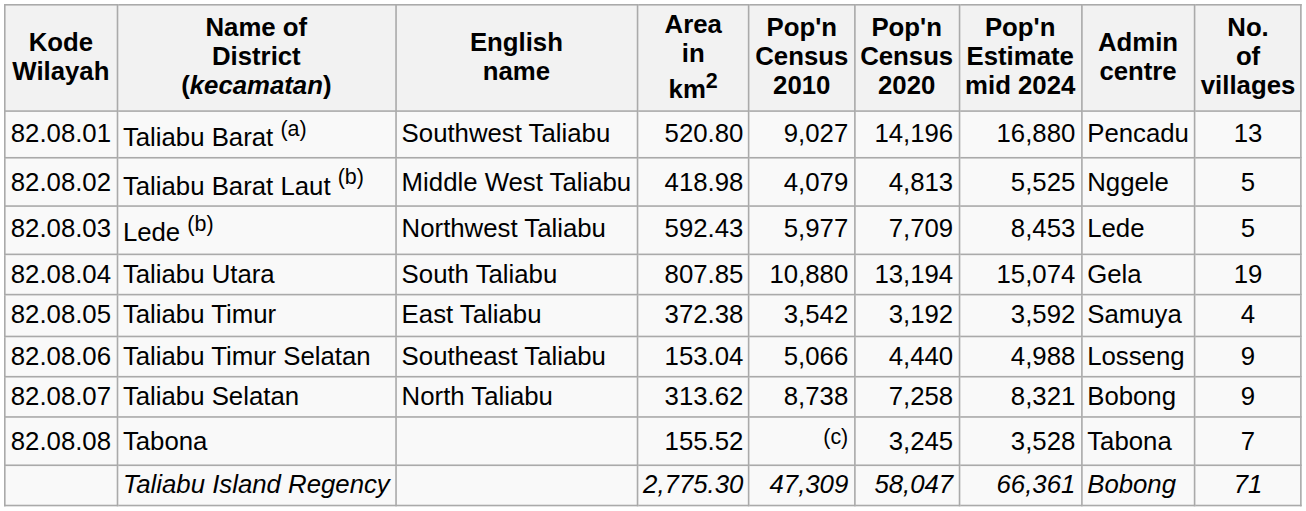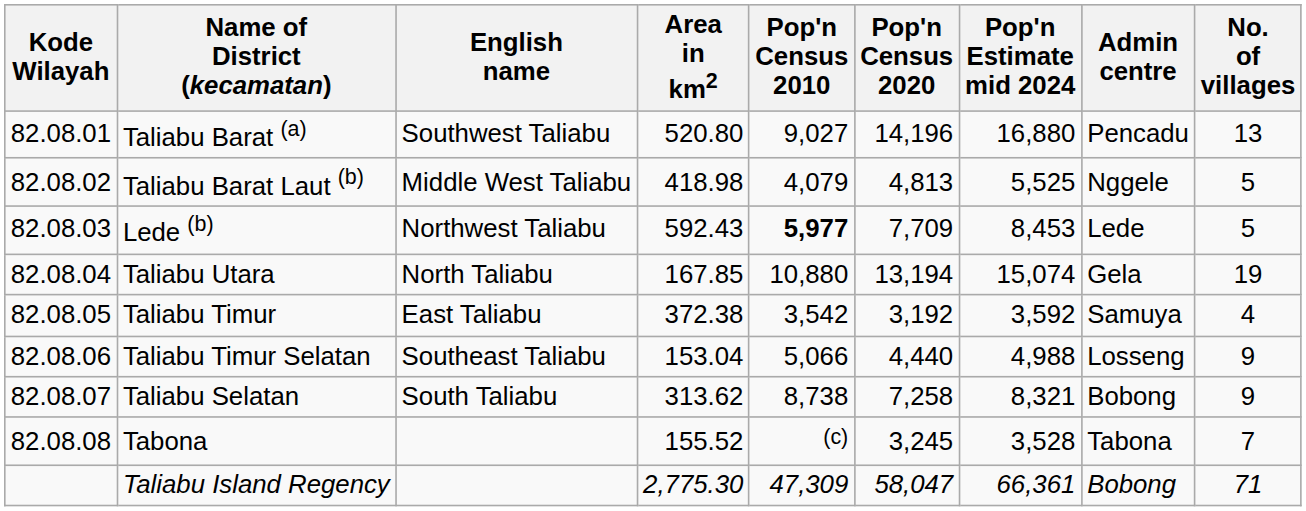(816, 229) normal -> (816, 229) bold
(479, 274) South Taliabu -> (477, 274) North Taliabu
(704, 274) 807.85 -> (704, 274) 167.85
(477, 396) North Taliabu -> (479, 396) South Taliabu
